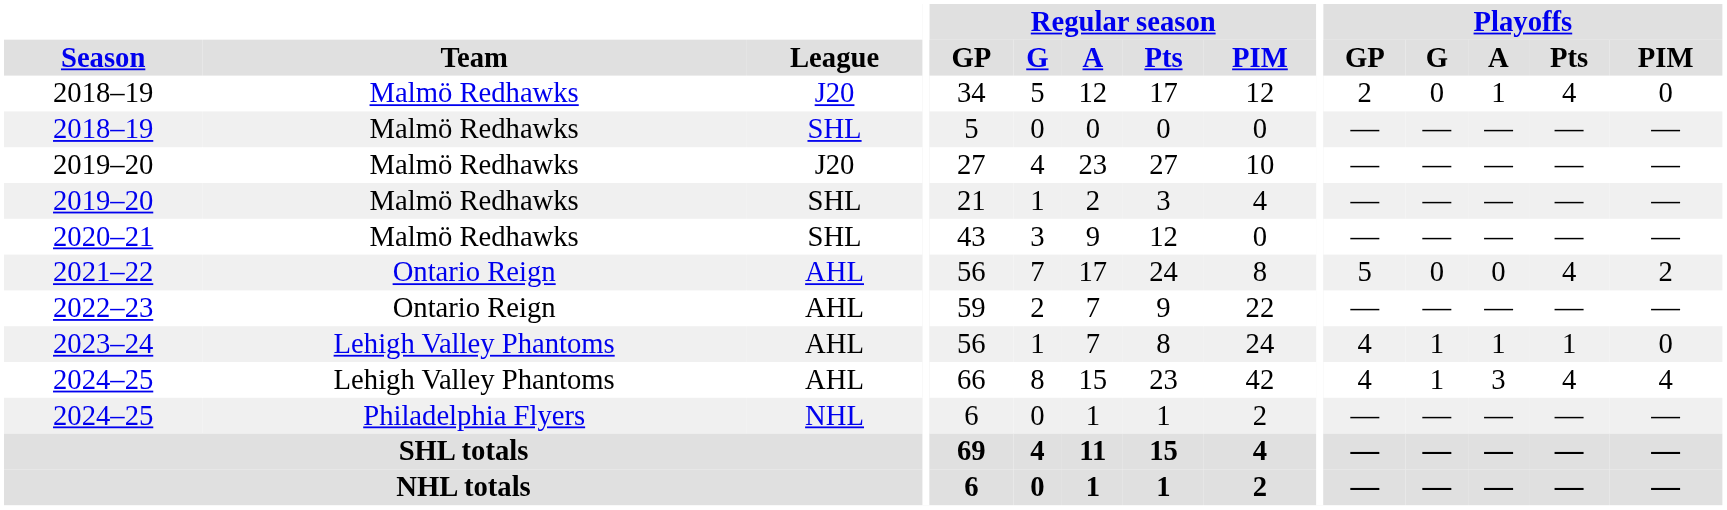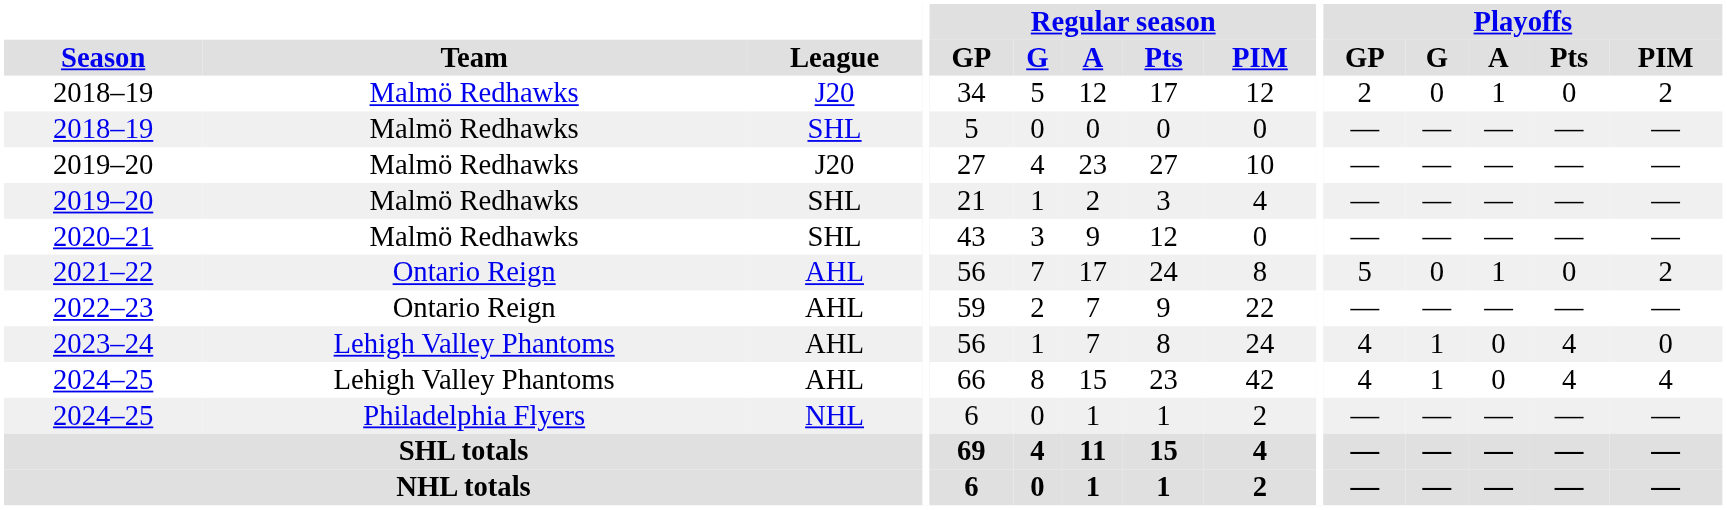(1569, 93) 4 -> (1569, 93) 0
(1666, 93) 0 -> (1666, 93) 2
(1498, 272) 0 -> (1498, 272) 1
(1569, 272) 4 -> (1569, 272) 0
(1498, 343) 1 -> (1498, 343) 0
(1569, 343) 1 -> (1569, 343) 4
(1498, 379) 3 -> (1498, 379) 0
